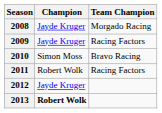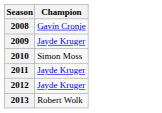- column: (123, 11)
(61, 26) Jayde Kruger -> (61, 26) Gavin Cronje
(60, 70) Robert Wolk -> (61, 70) Jayde Kruger
(62, 100) bold -> (60, 100) normal
